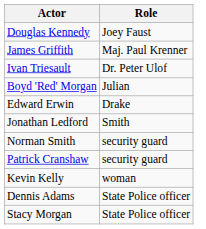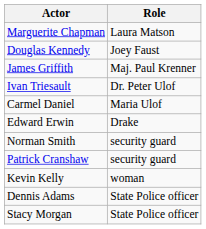+ row: (56, 31)
- row: (52, 86)
+ row: (41, 104)
- row: (47, 123)
